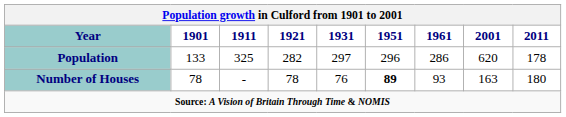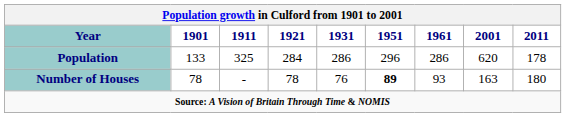(292, 58) 282 -> (292, 58) 284
(341, 58) 297 -> (341, 58) 286
